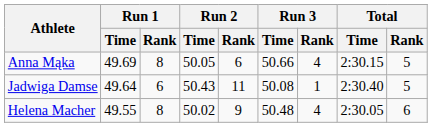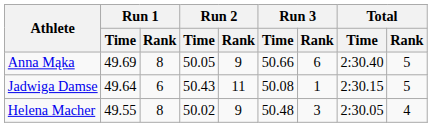(238, 63) 6 -> (238, 63) 9
(317, 63) 4 -> (317, 63) 6
(362, 63) 2:30.15 -> (362, 63) 2:30.40
(362, 87) 2:30.40 -> (362, 87) 2:30.15
(317, 110) 4 -> (317, 110) 3
(407, 110) 6 -> (407, 110) 4
